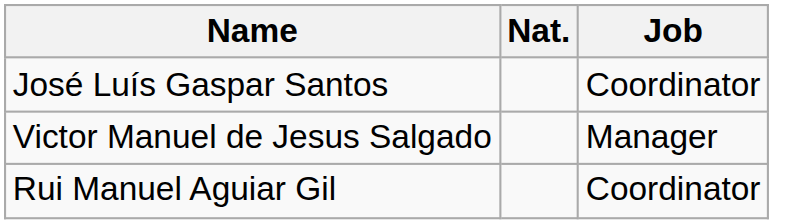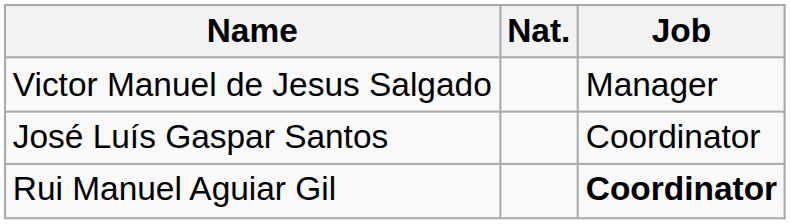rows swapped: (252, 137) <-> (200, 84)
(673, 190) normal -> (681, 190) bold
